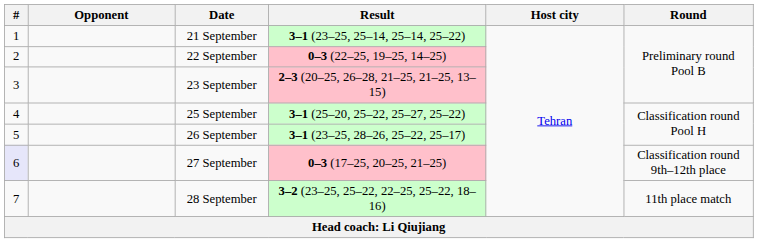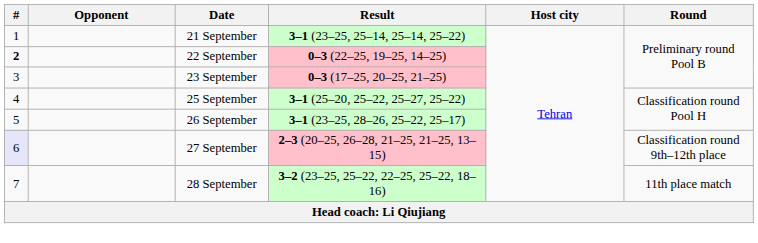(16, 57) normal -> (16, 57) bold
(377, 85) 2–3 (20–25, 26–28, 21–25, 21–25, 13–15) -> (377, 78) 0–3 (17–25, 20–25, 21–25)
(377, 163) 0–3 (17–25, 20–25, 21–25) -> (377, 148) 2–3 (20–25, 26–28, 21–25, 21–25, 13–15)
